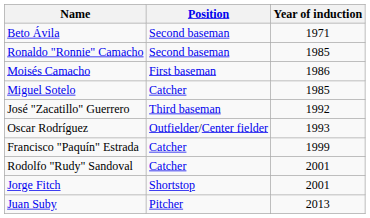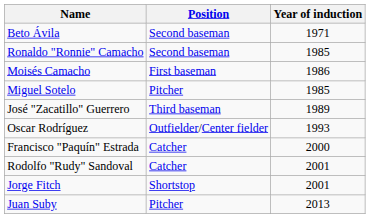(168, 90) Catcher -> (166, 90) Pitcher
(318, 109) 1992 -> (318, 109) 1989
(318, 147) 1999 -> (318, 147) 2000
